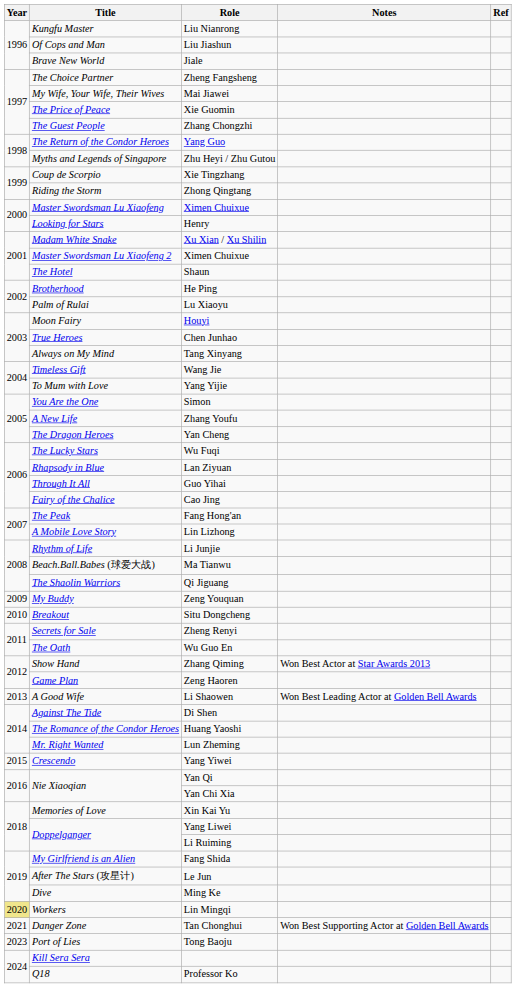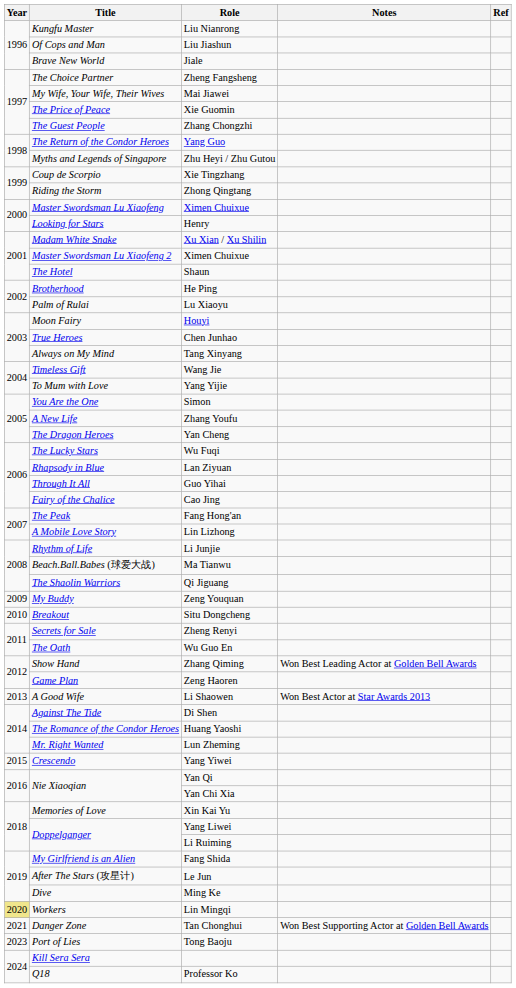(355, 664) Won Best Actor at Star Awards 2013 -> (378, 664) Won Best Leading Actor at Golden Bell Awards
(378, 696) Won Best Leading Actor at Golden Bell Awards -> (355, 696) Won Best Actor at Star Awards 2013
